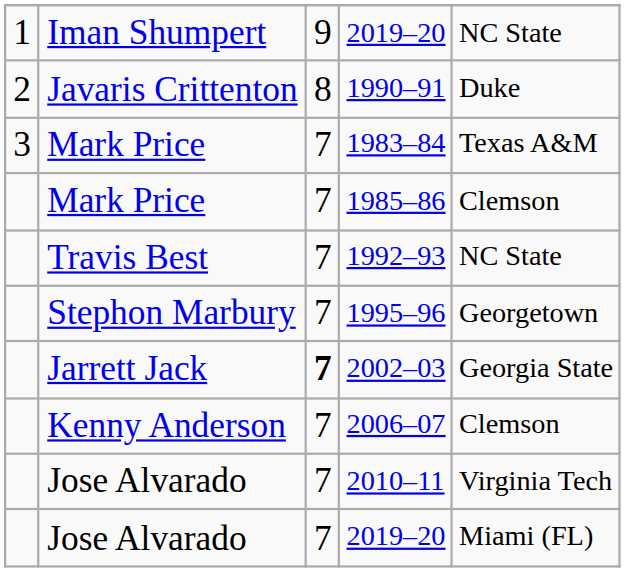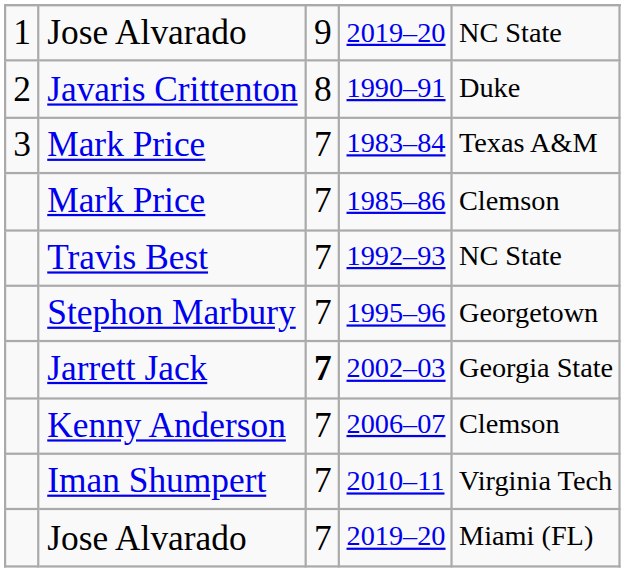(157, 32) Iman Shumpert -> (147, 32) Jose Alvarado
(147, 481) Jose Alvarado -> (157, 481) Iman Shumpert
